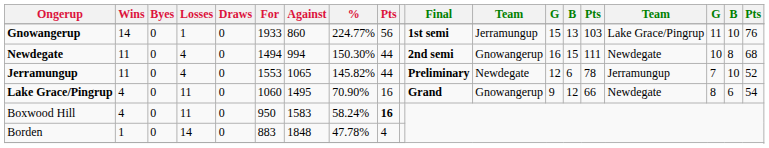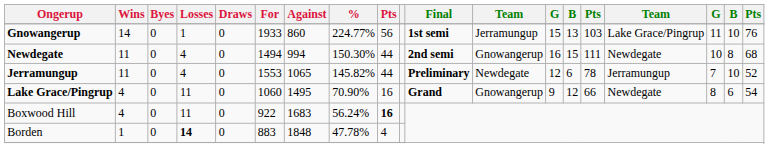(267, 112) 950 -> (267, 112) 922
(299, 112) 1583 -> (299, 112) 1683
(351, 112) 58.24% -> (351, 112) 56.24%
(186, 132) normal -> (186, 132) bold
